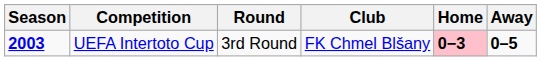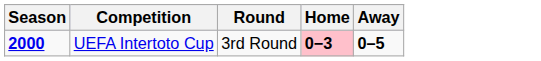- column: (367, 18)
(26, 43) 2003 -> (26, 43) 2000
